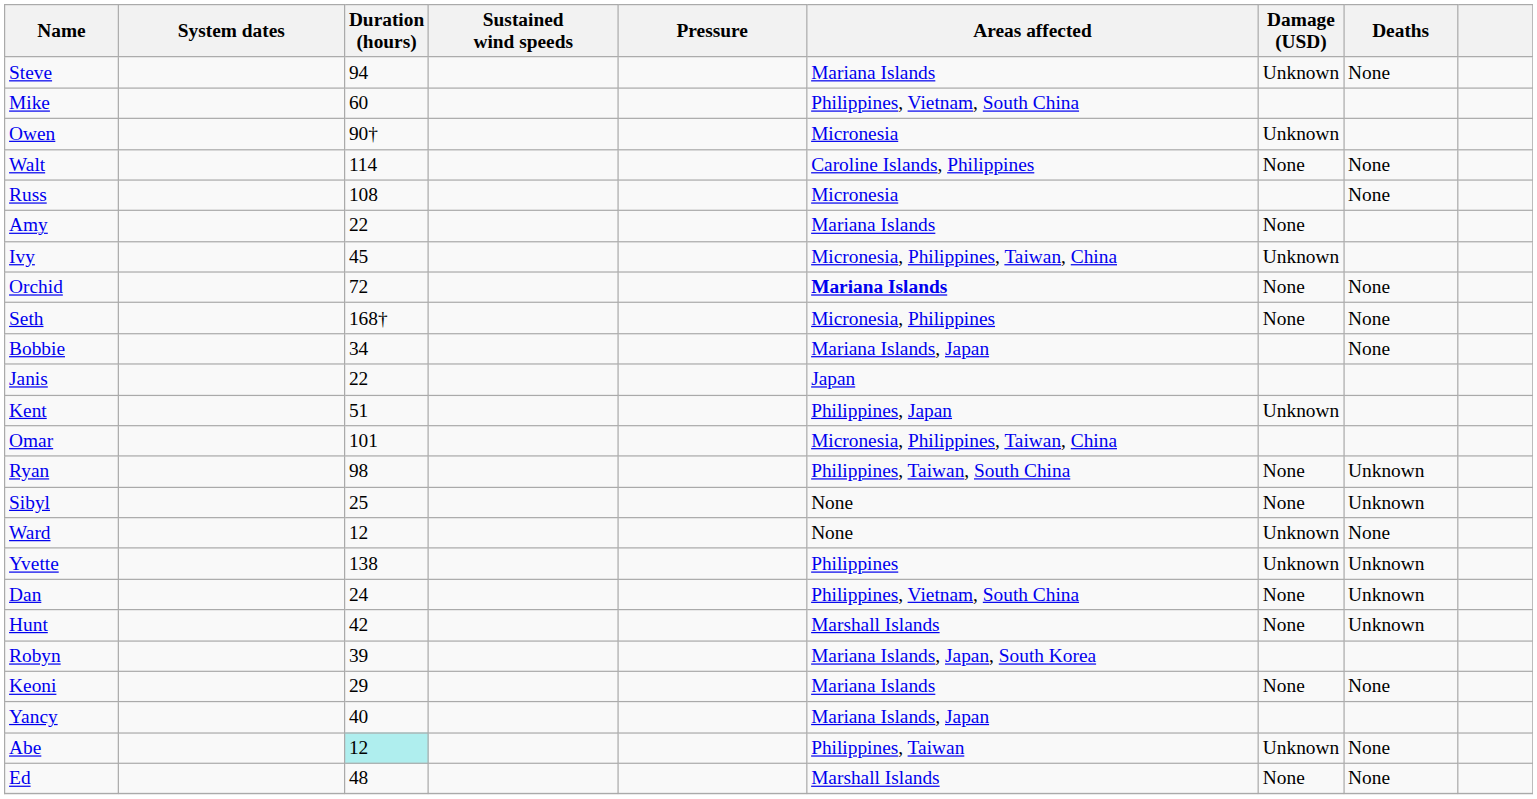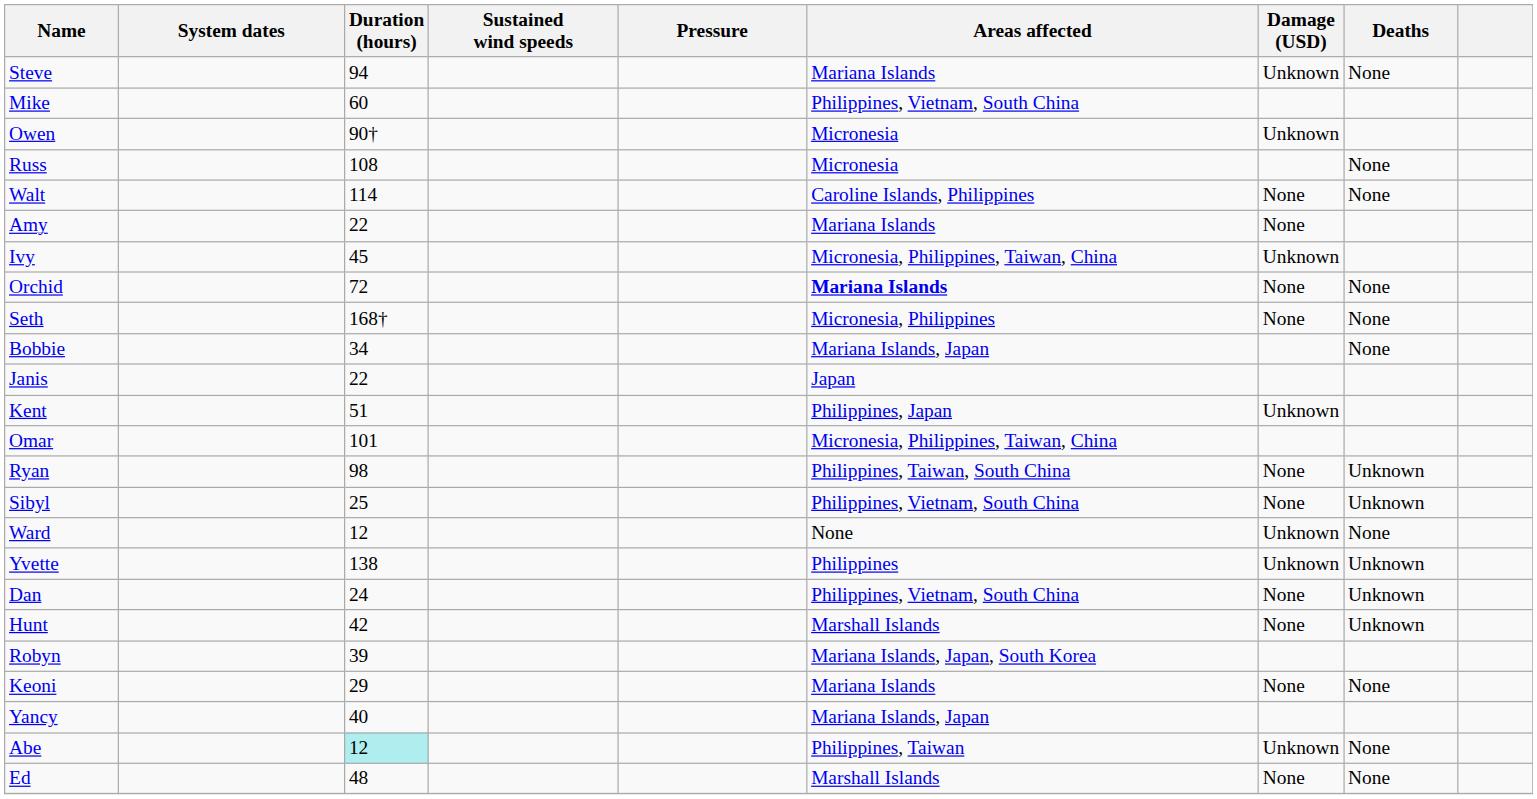rows swapped: (28, 195) <-> (27, 164)
(832, 502) None -> (945, 502) Philippines, Vietnam, South China
